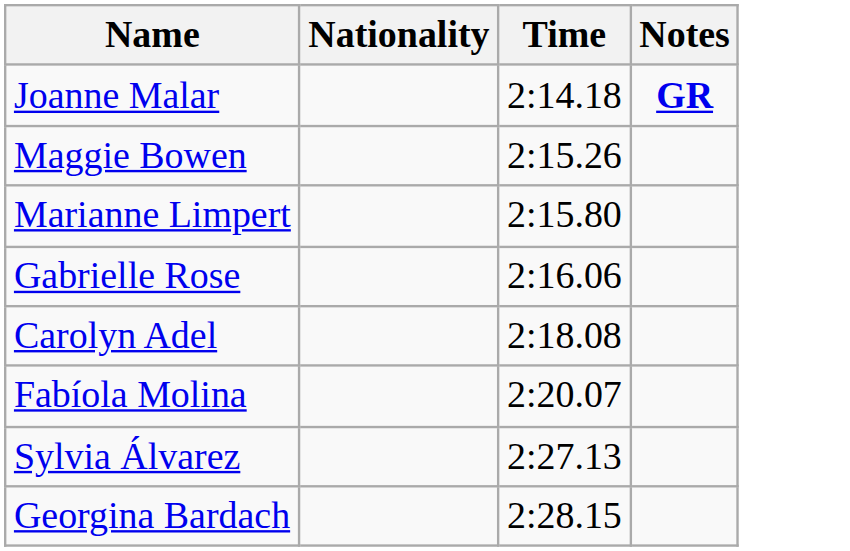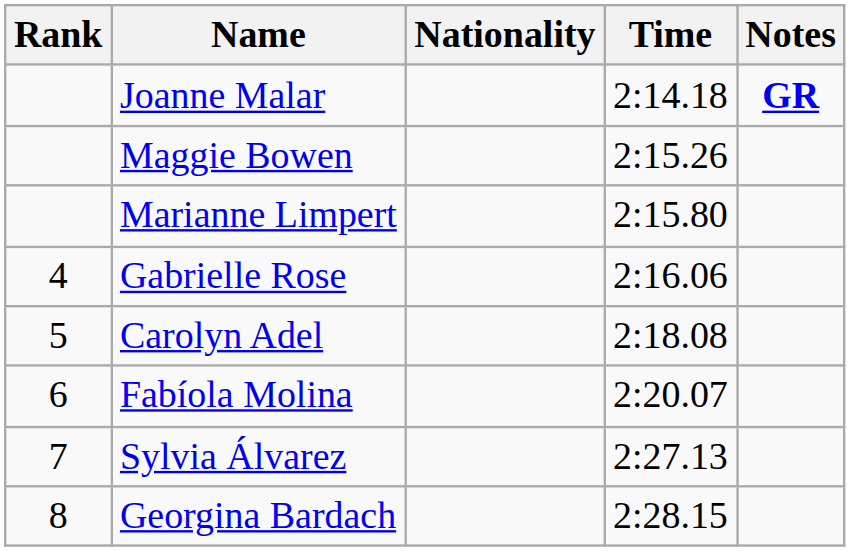+ column: (58, 34)
